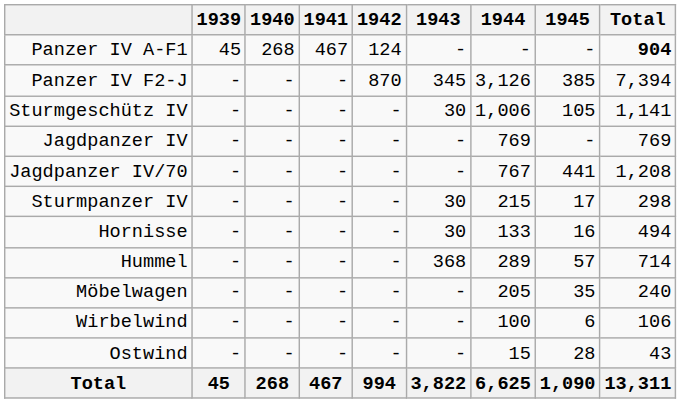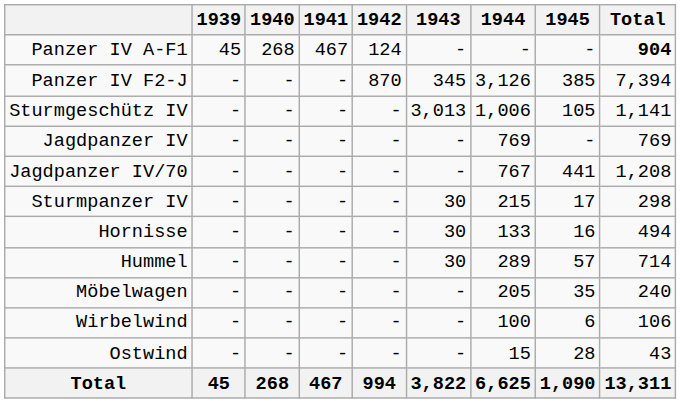(455, 111) 30 -> (438, 111) 3,013
(450, 262) 368 -> (455, 262) 30
